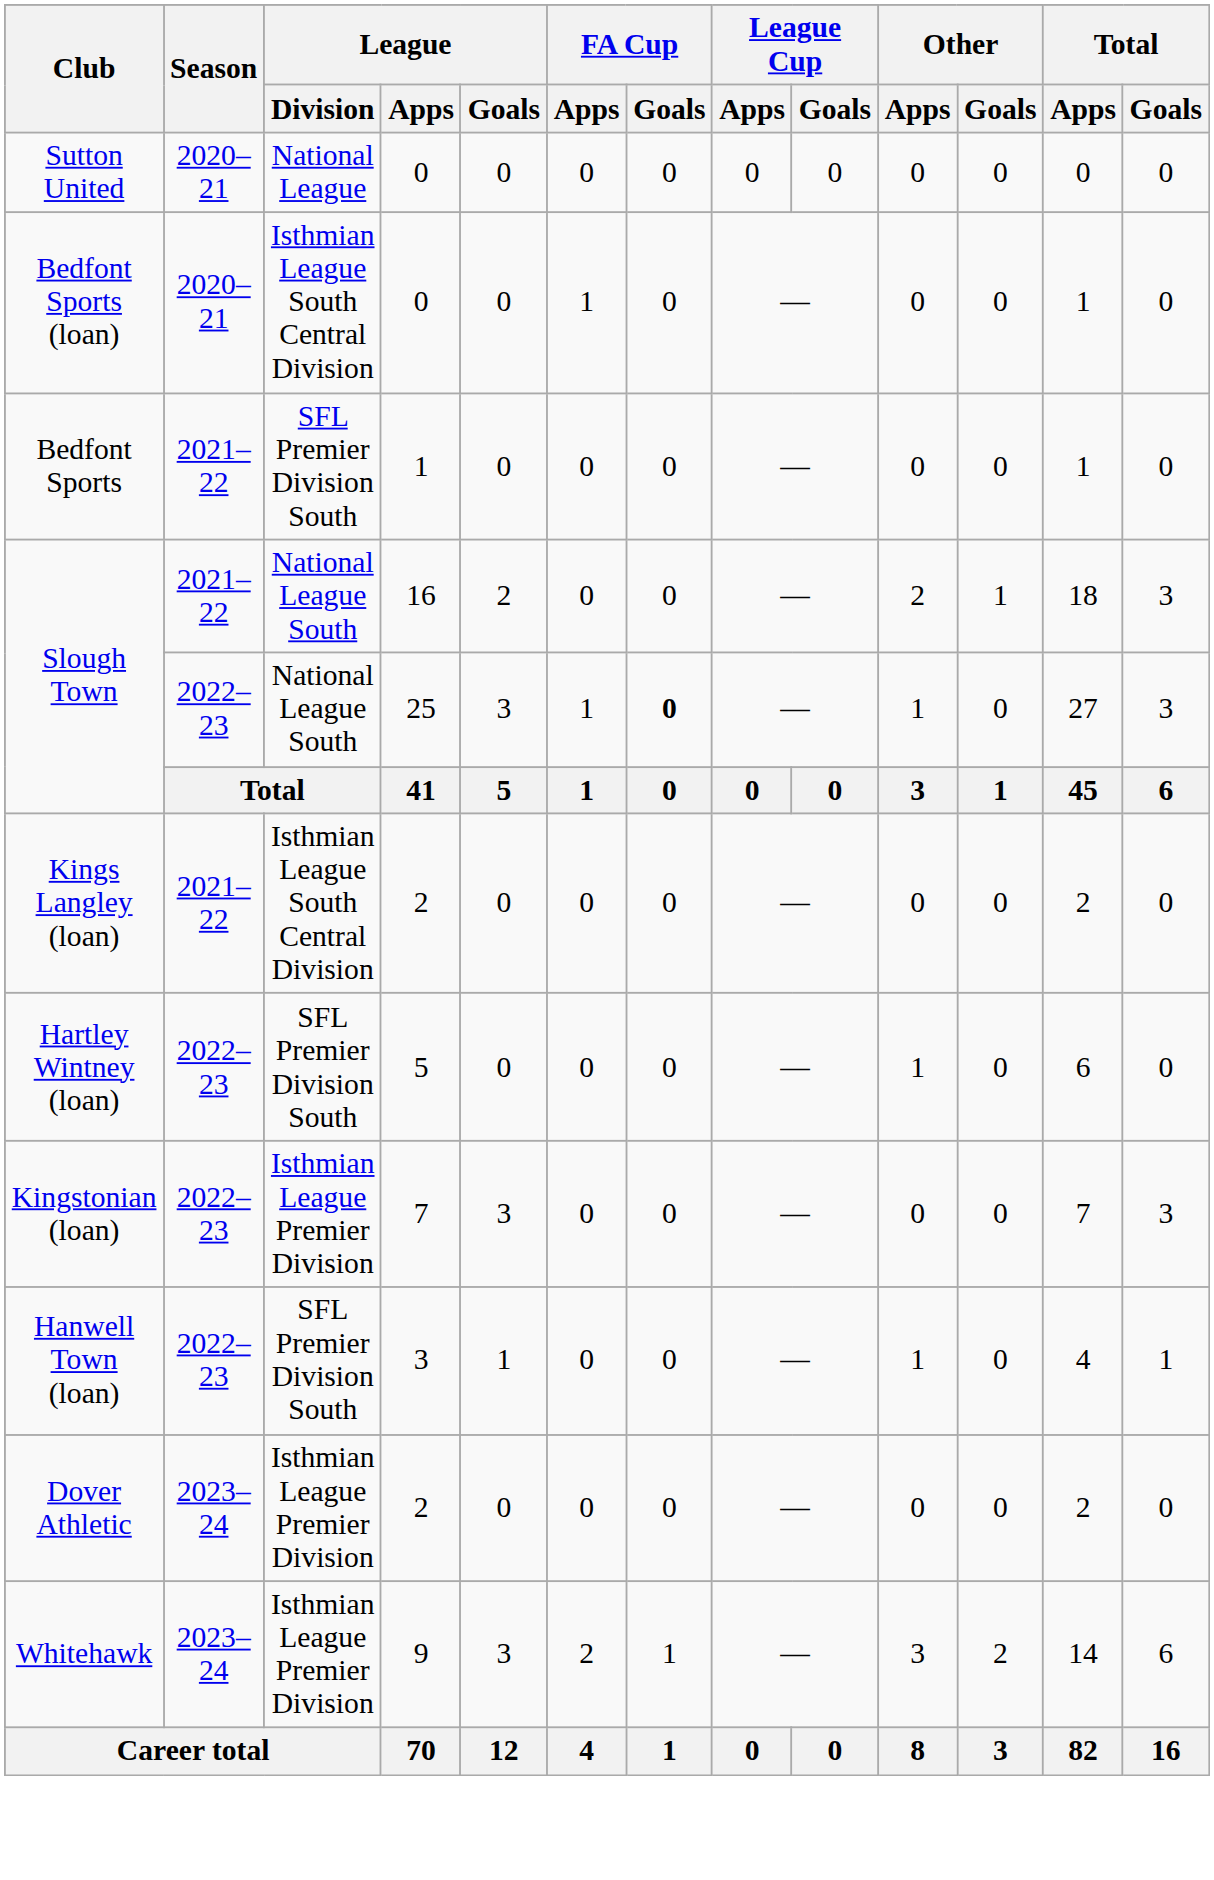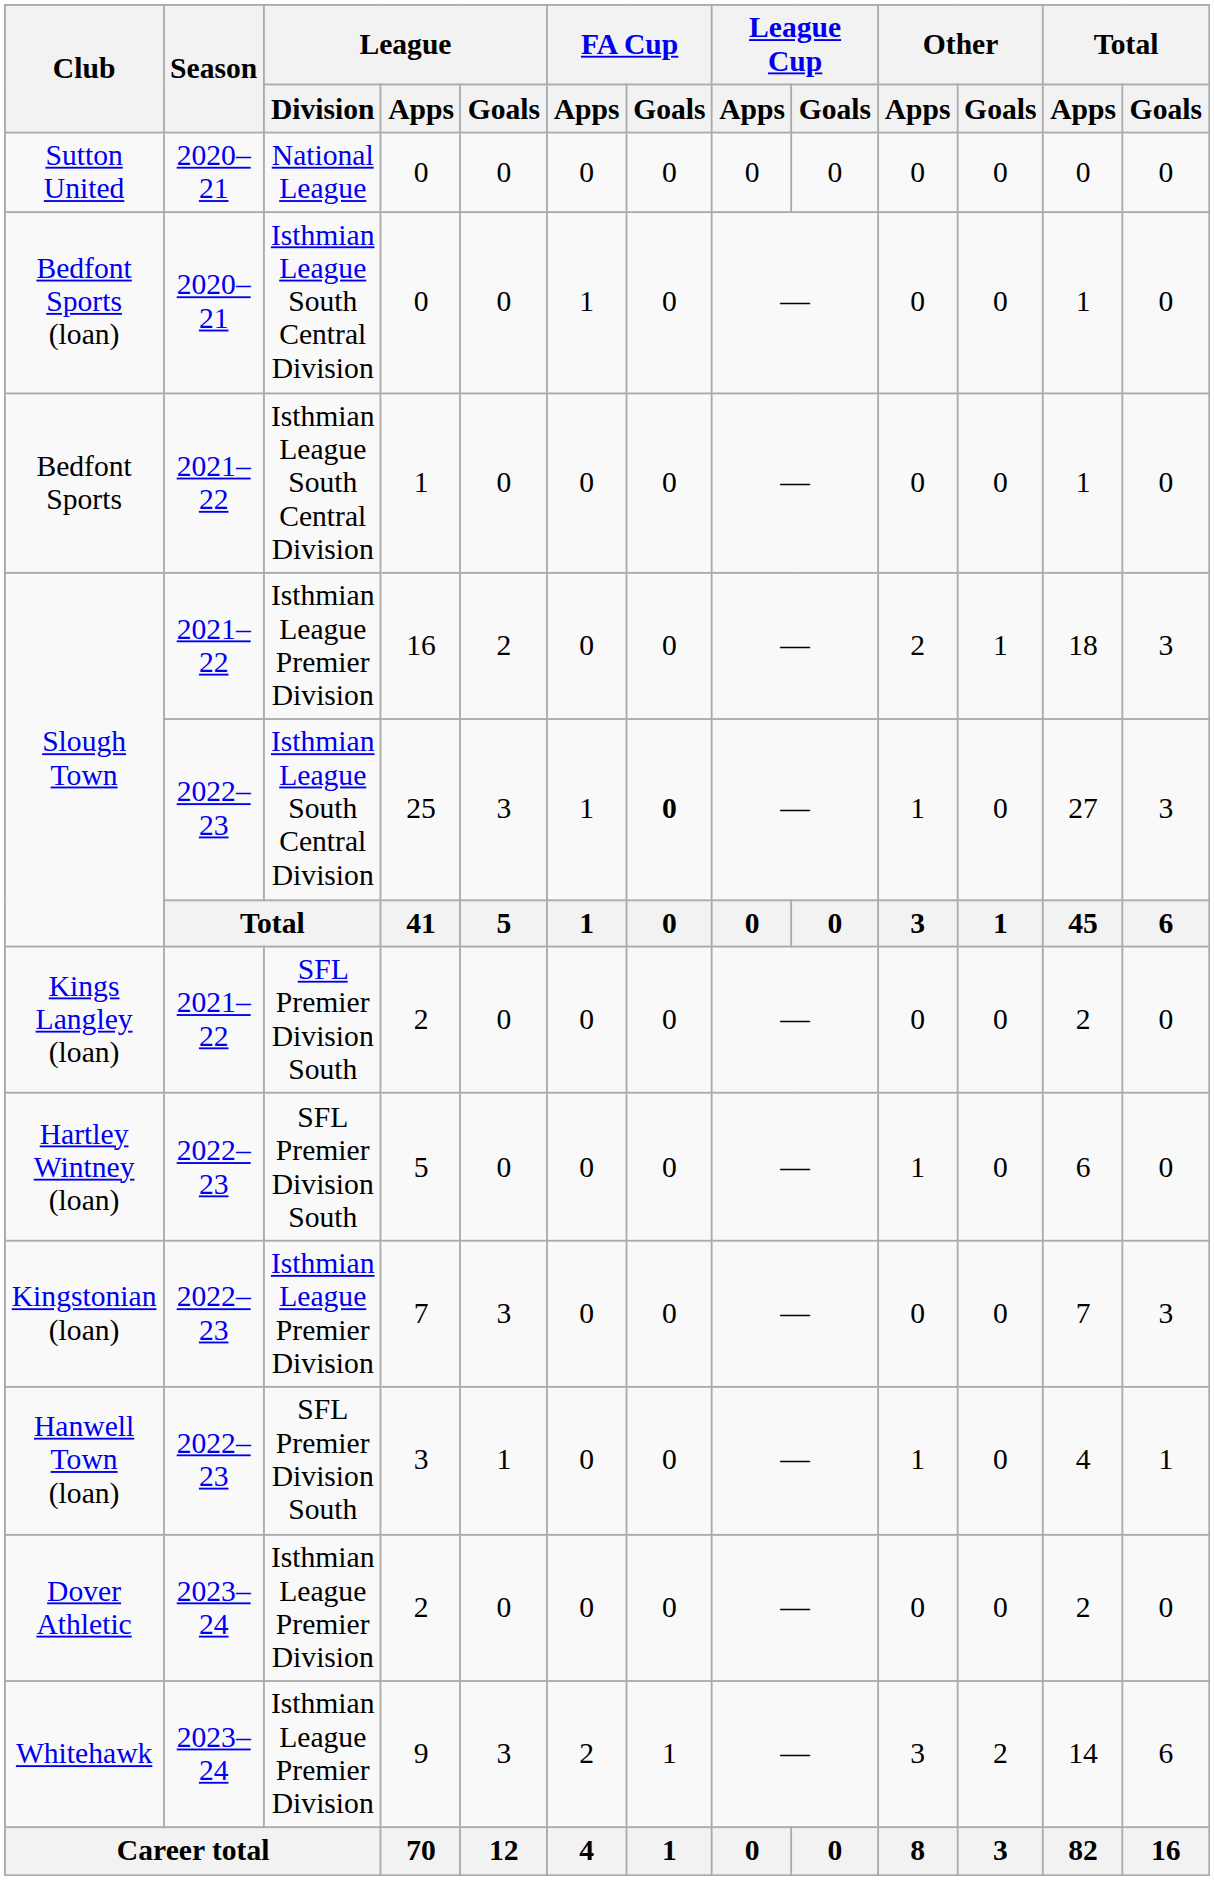(323, 465) SFL Premier Division South -> (323, 482) Isthmian League South Central Division
(323, 595) National League South -> (323, 645) Isthmian League Premier Division
(323, 709) National League South -> (323, 809) Isthmian League South Central Division
(323, 903) Isthmian League South Central Division -> (323, 1019) SFL Premier Division South
